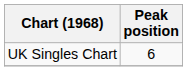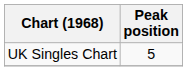(151, 54) 6 -> (151, 54) 5
